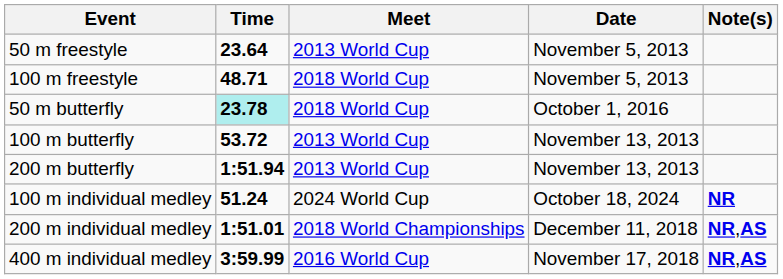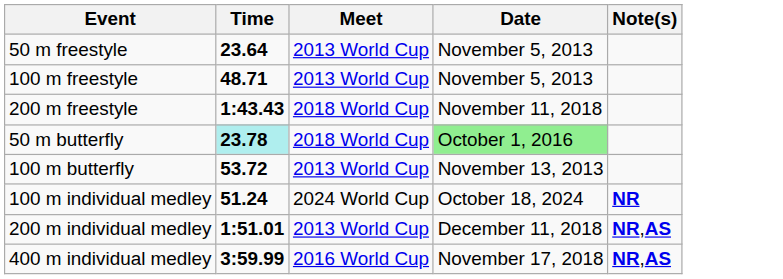(361, 79) 2018 World Cup -> (361, 79) 2013 World Cup
+ row: (73, 109)
(601, 109) no background -> (505, 139) lightgreen background
- row: (71, 169)
(409, 229) 2018 World Championships -> (361, 229) 2013 World Cup
